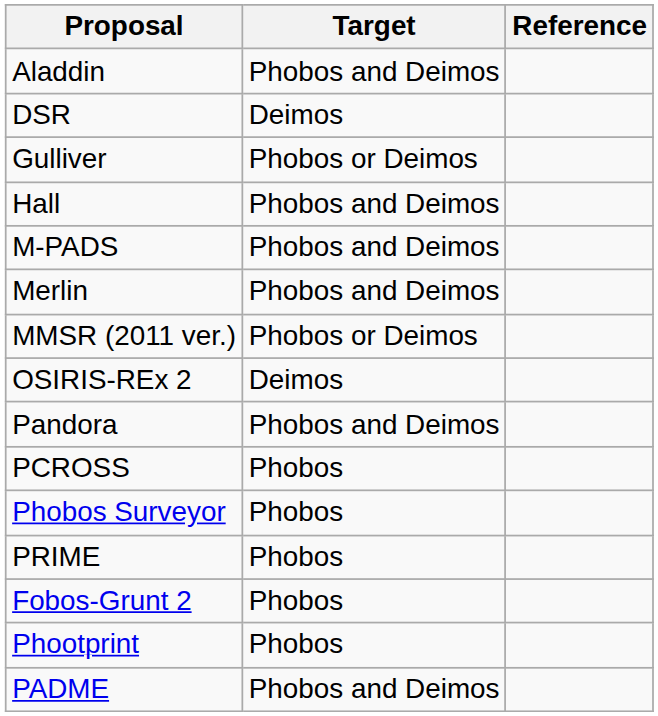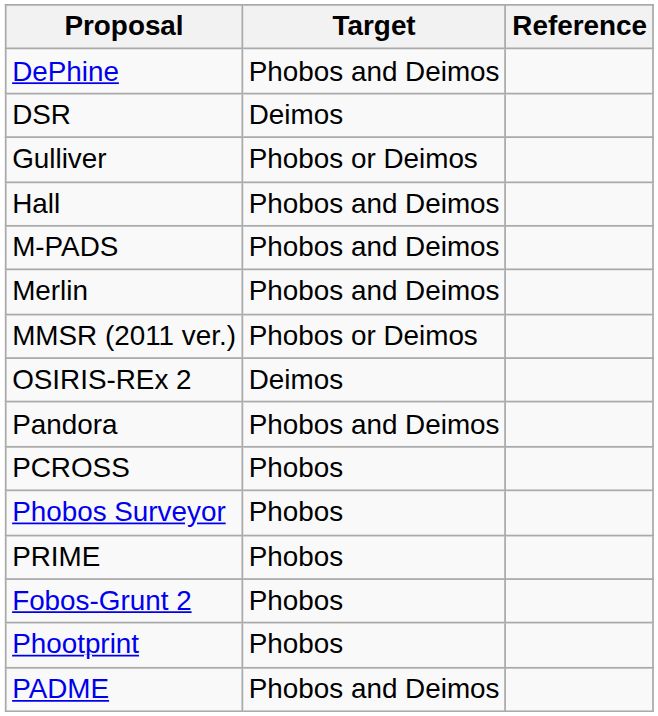- row: (59, 70)
+ row: (66, 70)
